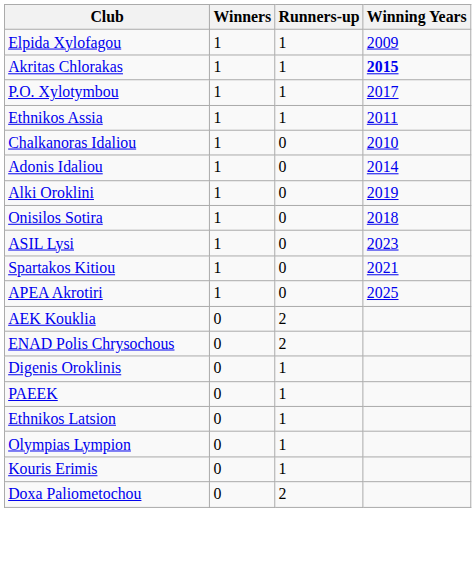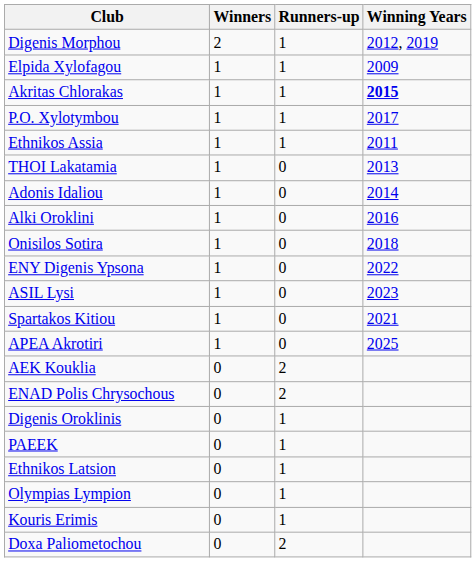+ row: (64, 42)
- row: (72, 142)
+ row: (62, 167)
(383, 192) 2019 -> (383, 218) 2016
+ row: (76, 268)
